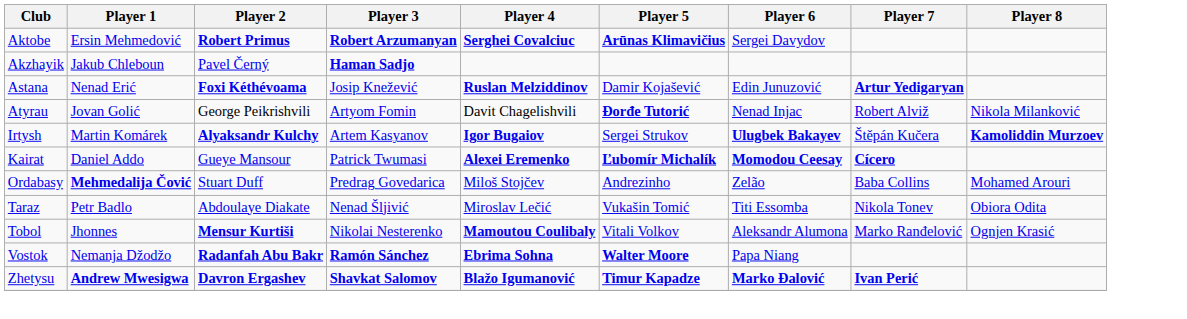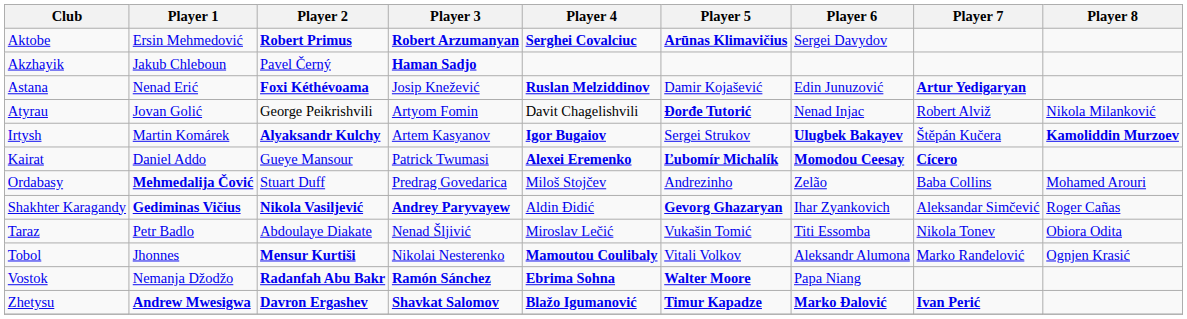+ row: (67, 207)
